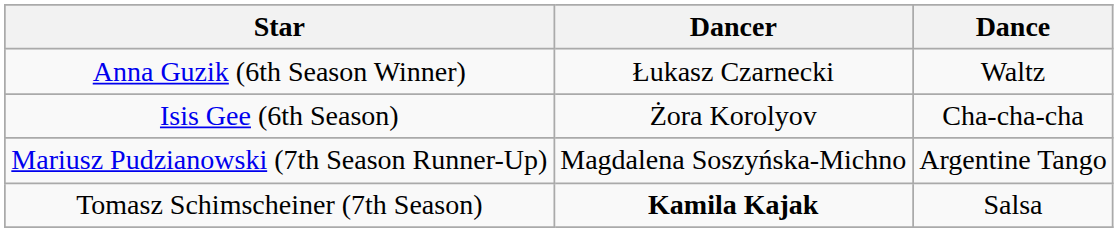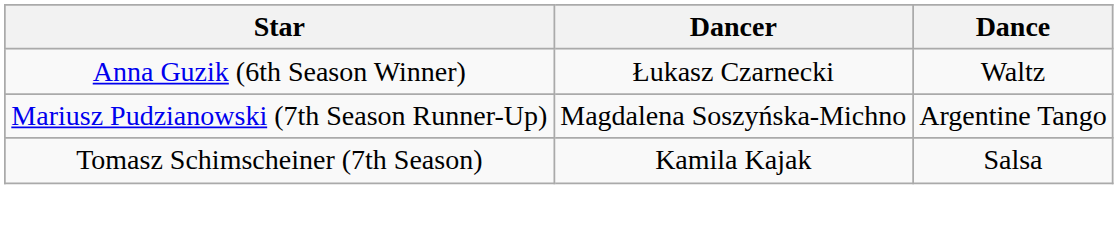- row: (279, 115)
(733, 204) bold -> (733, 159) normal
